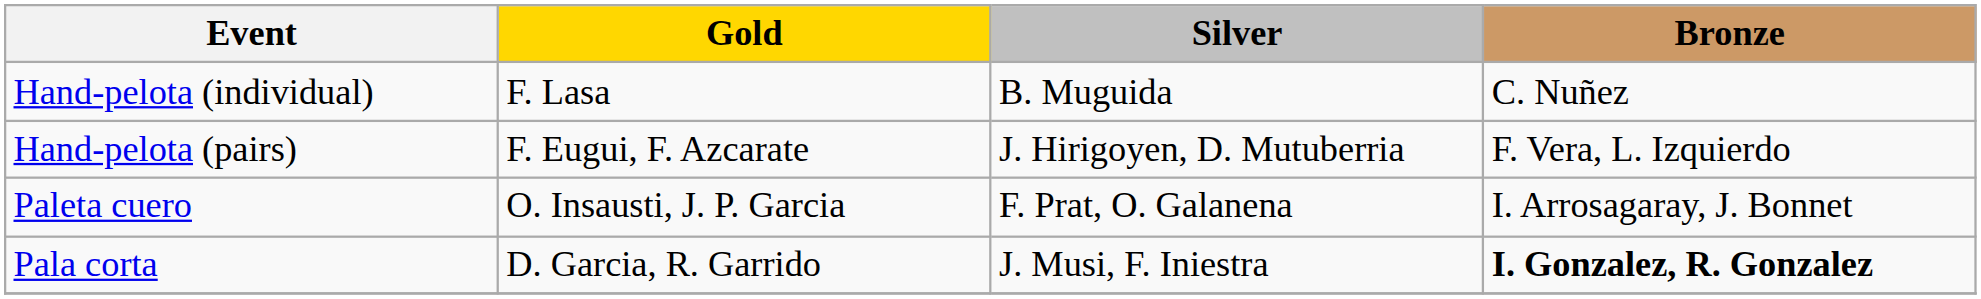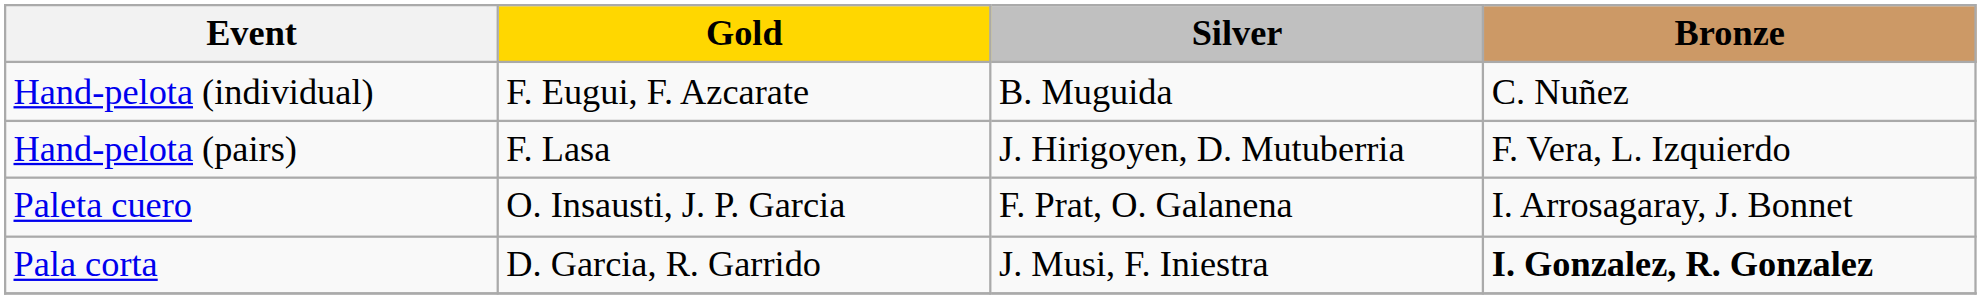(558, 90) F. Lasa -> (658, 90) F. Eugui, F. Azcarate
(658, 148) F. Eugui, F. Azcarate -> (558, 148) F. Lasa
